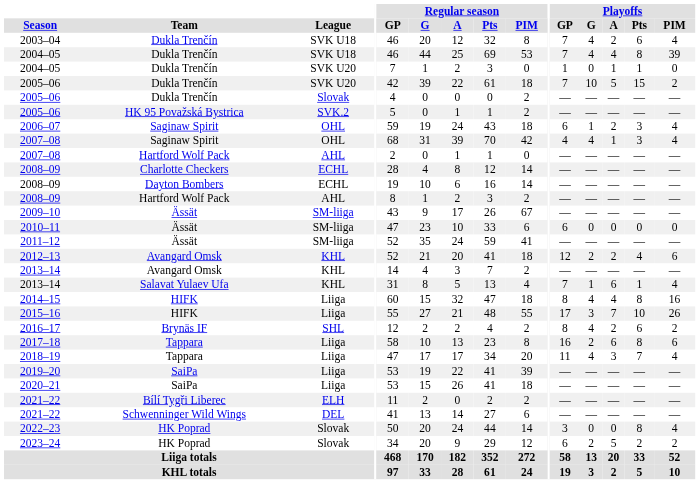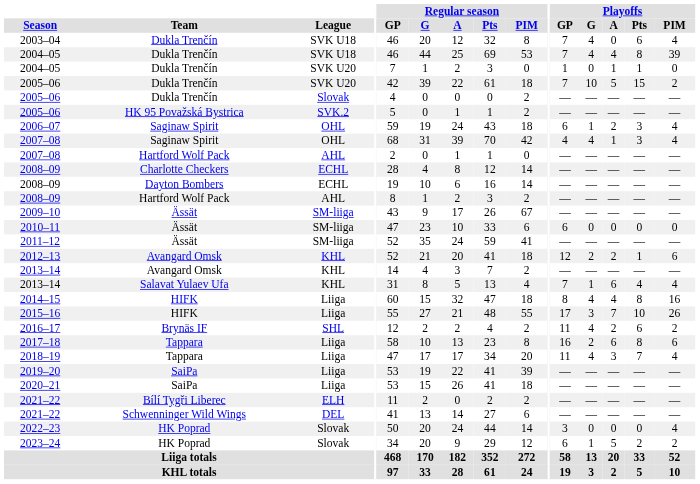(614, 40) 2 -> (614, 40) 0
(639, 256) 4 -> (639, 256) 1
(639, 284) 1 -> (639, 284) 4
(565, 328) 8 -> (565, 328) 11
(639, 428) 8 -> (639, 428) 0
(591, 443) 2 -> (591, 443) 1
